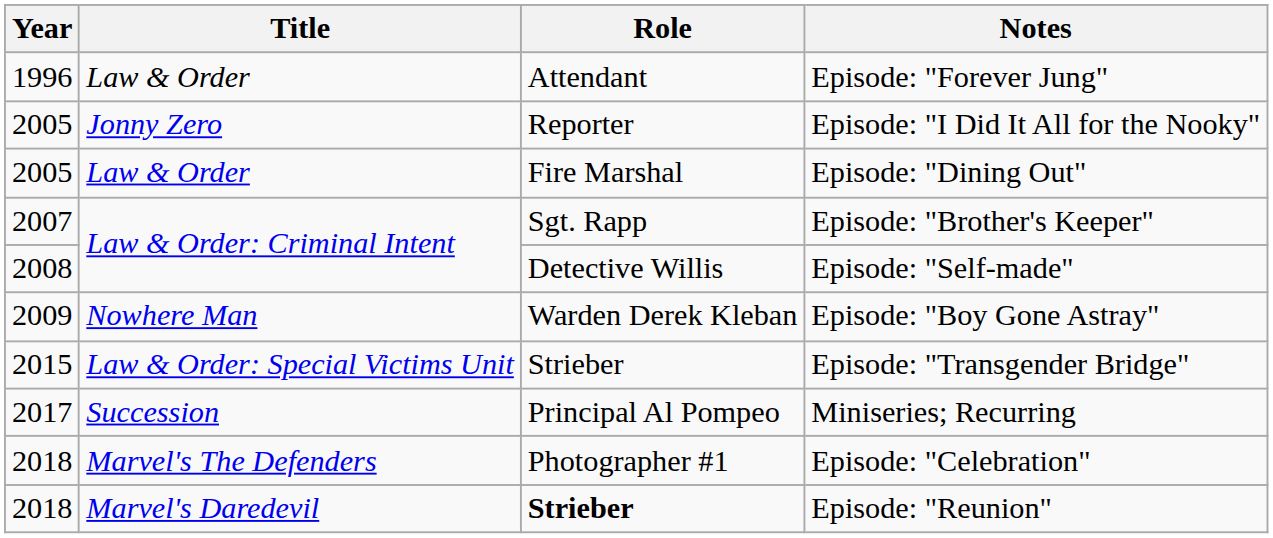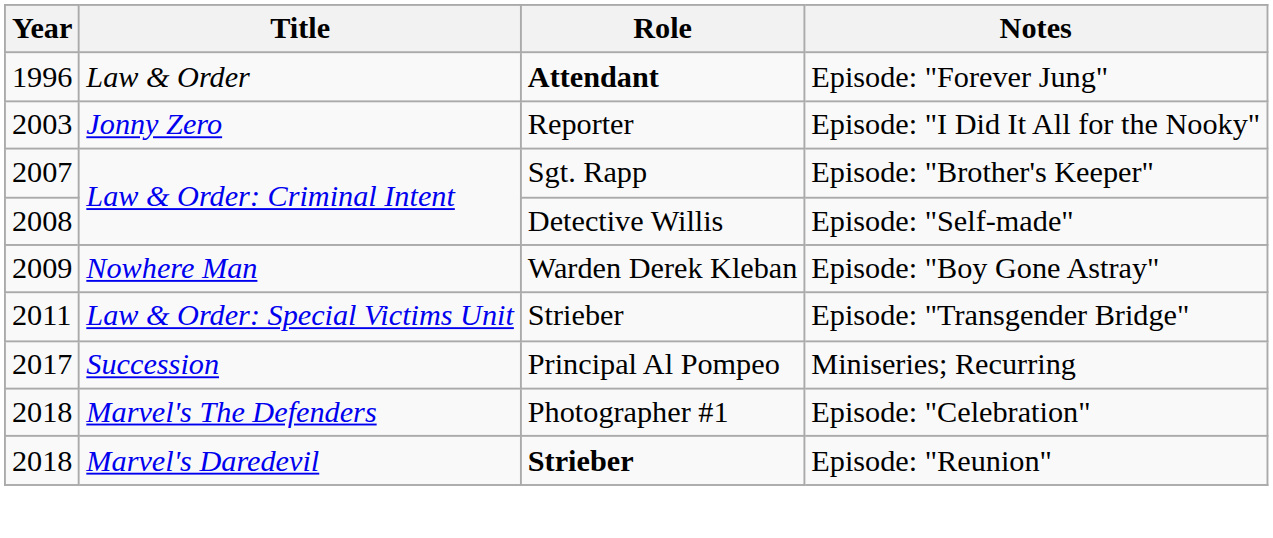(587, 76) normal -> (593, 76) bold
(42, 124) 2005 -> (42, 124) 2003
- row: (949, 172)
(42, 364) 2015 -> (42, 316) 2011
